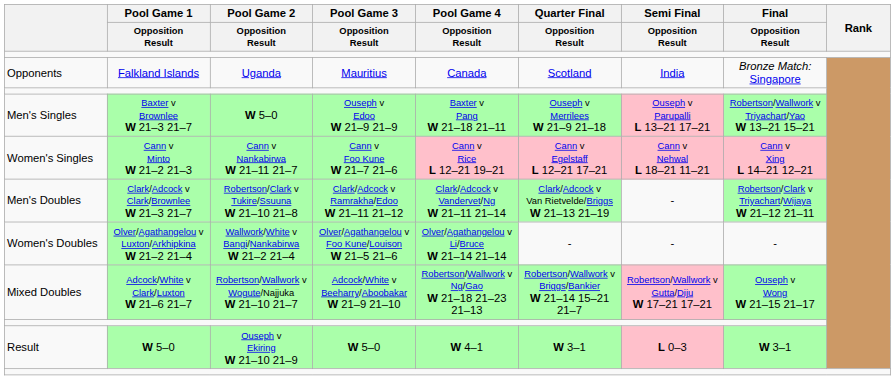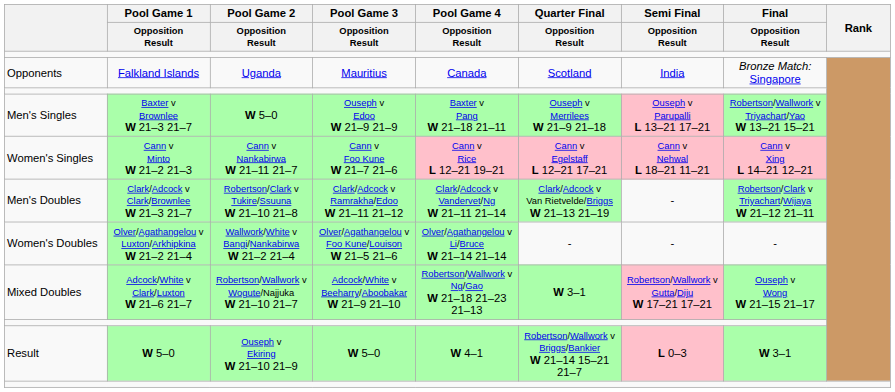(570, 293) Robertson/Wallwork v Briggs/Bankier W 21–14 15–21 21–7 -> (570, 293) W 3–1
(570, 348) W 3–1 -> (570, 355) Robertson/Wallwork v Briggs/Bankier W 21–14 15–21 21–7
